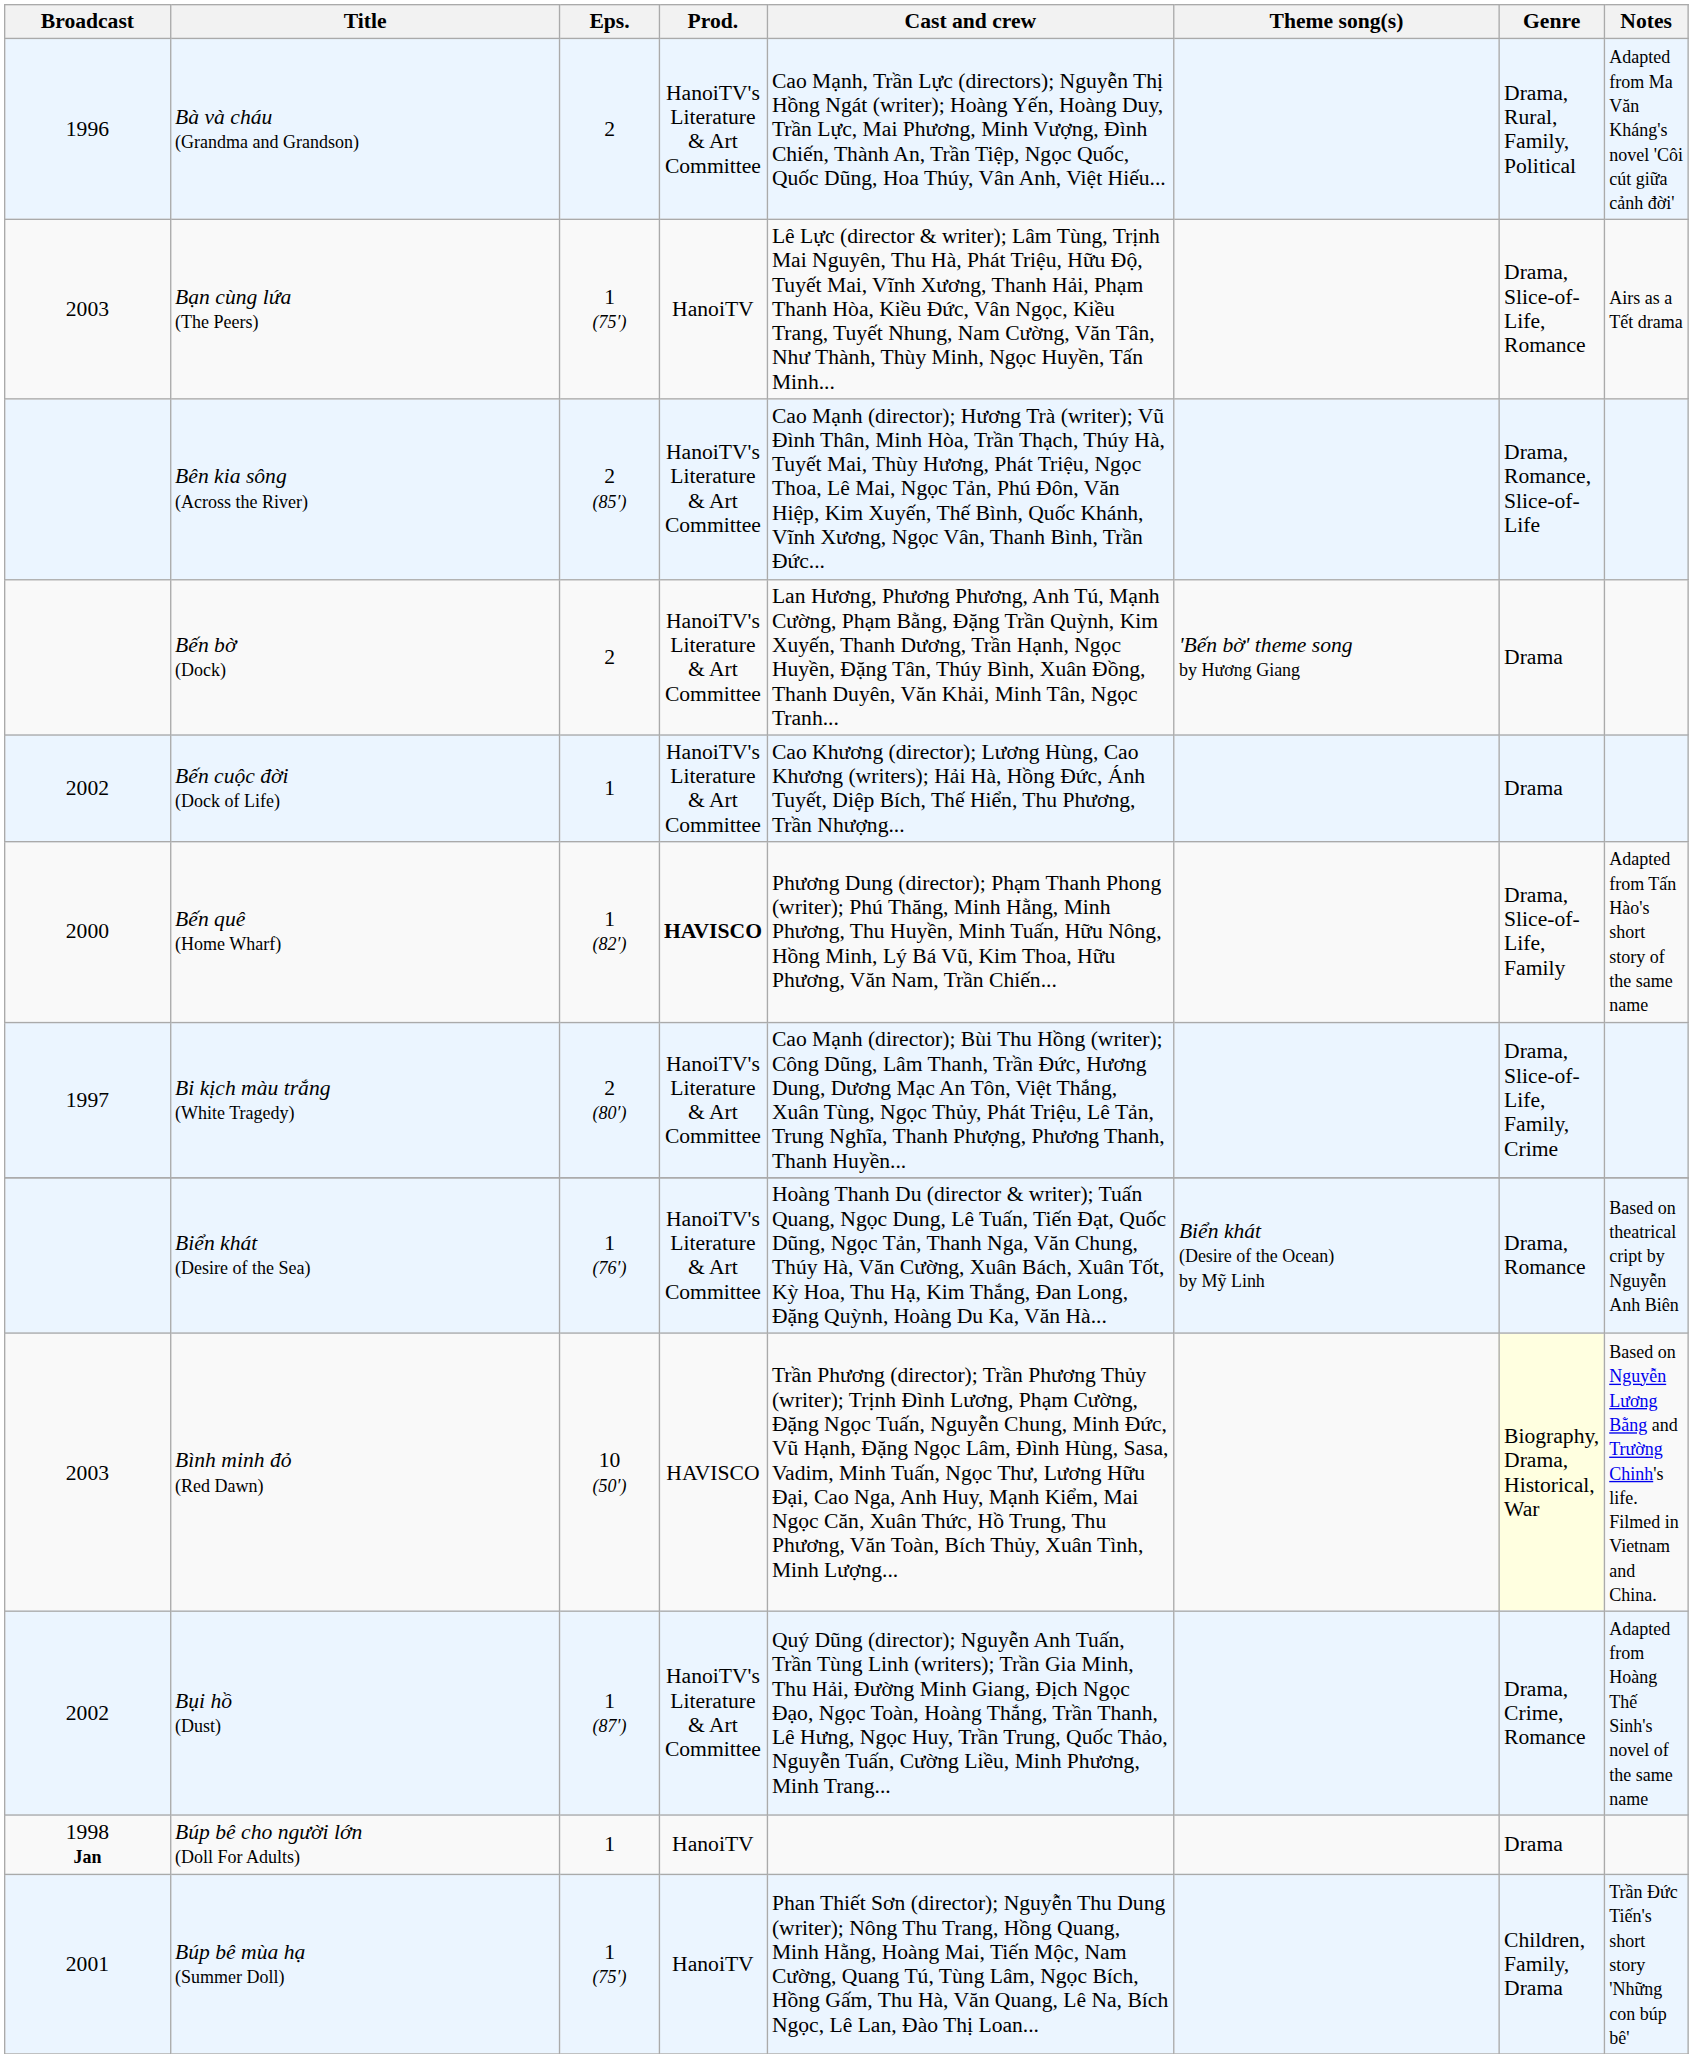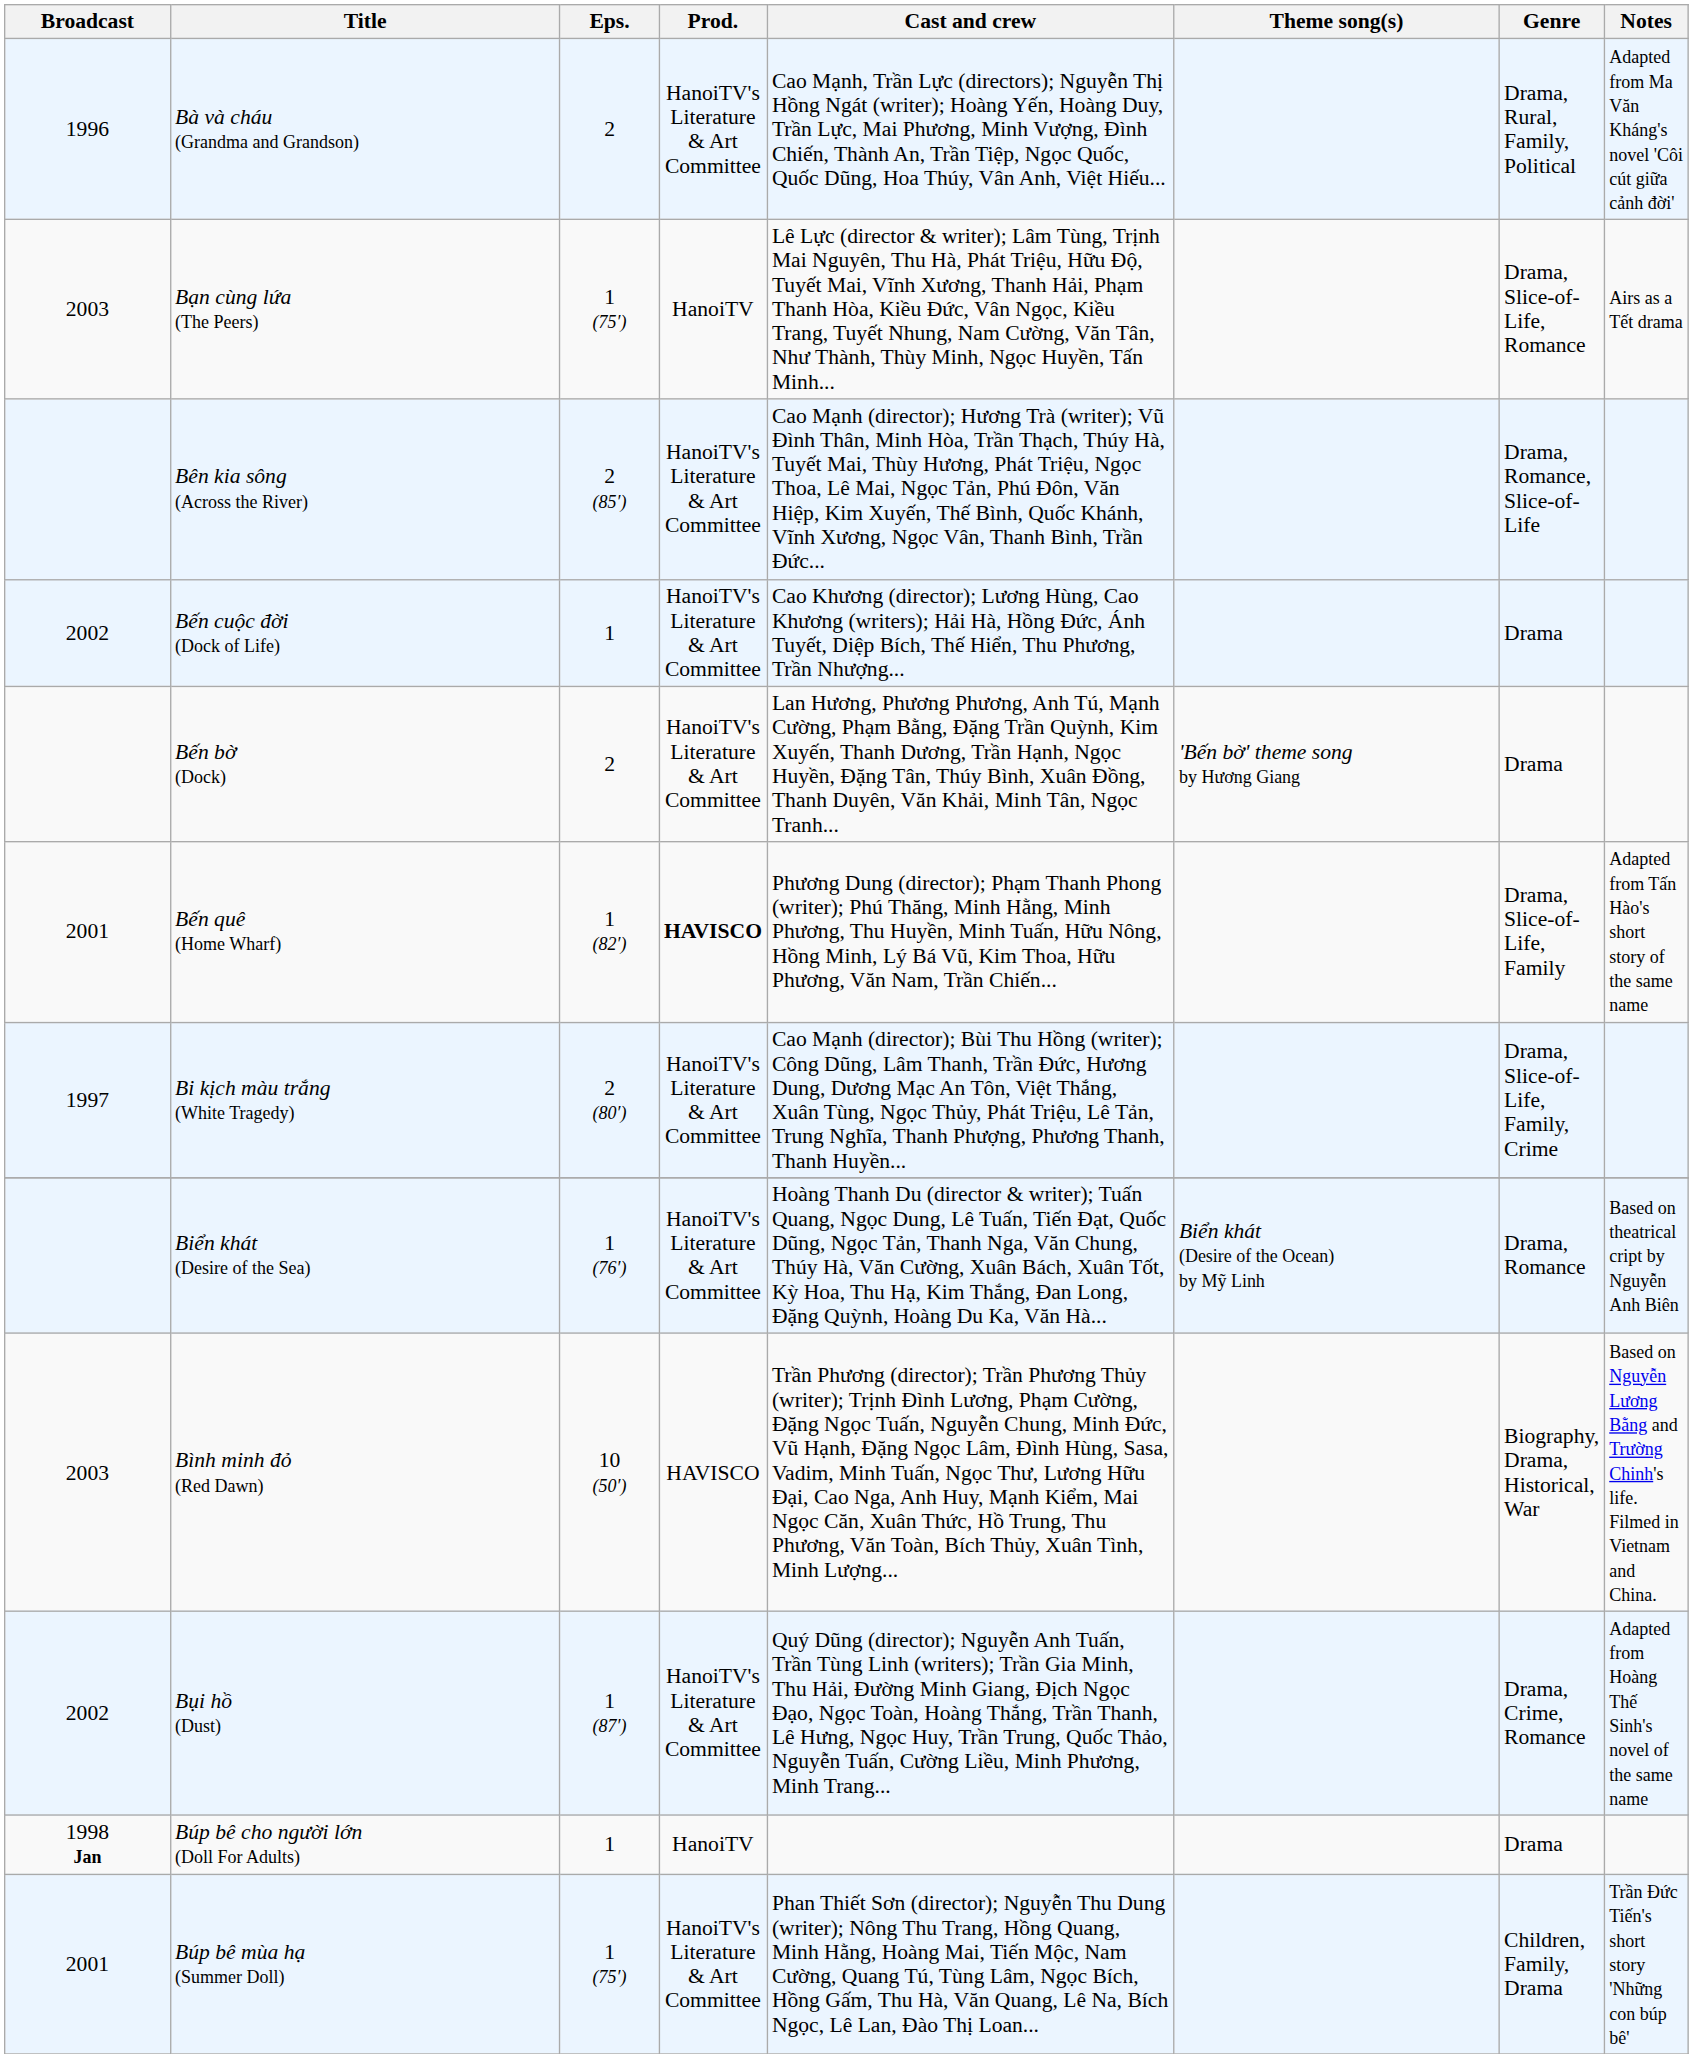rows swapped: (206, 656) <-> (232, 788)
(87, 931) 2000 -> (87, 931) 2001
(1552, 1472) lightyellow background -> (1552, 1472) no background
(713, 1963) HanoiTV -> (713, 1963) HanoiTV's Literature & Art Committee
